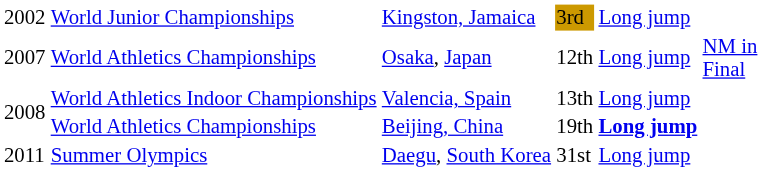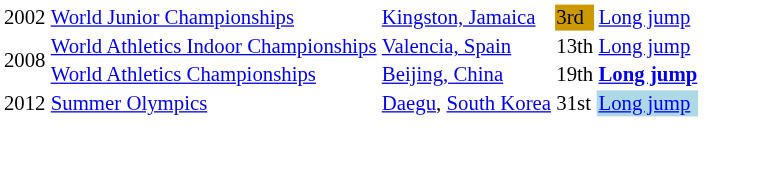- row: (437, 57)
(24, 155) 2011 -> (25, 103) 2012
(644, 155) no background -> (644, 103) lightblue background
